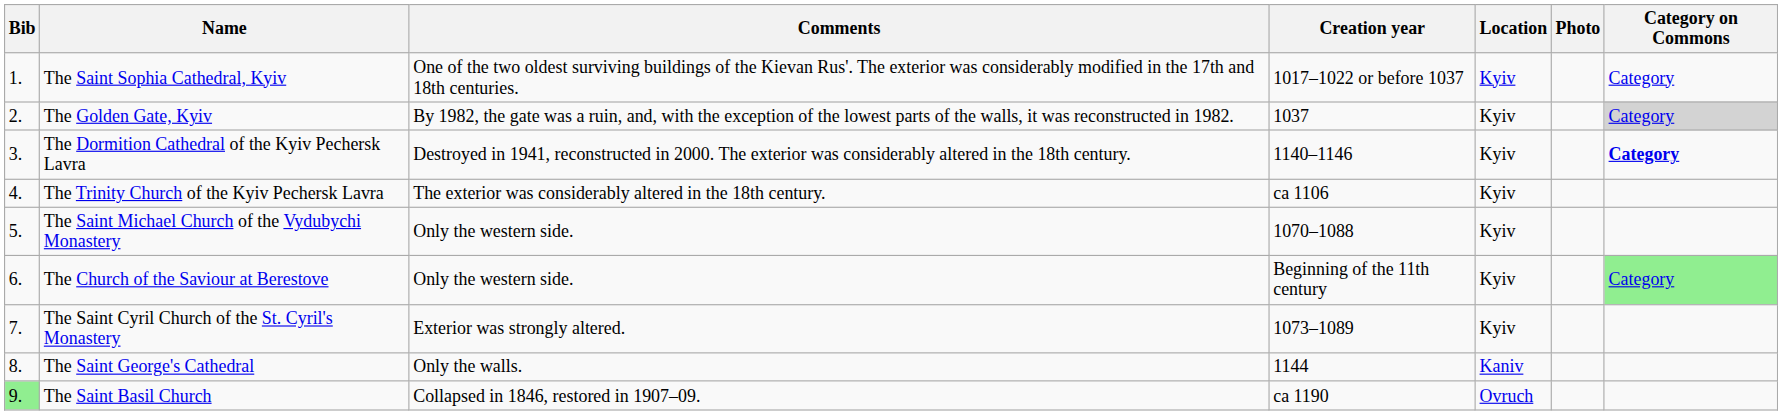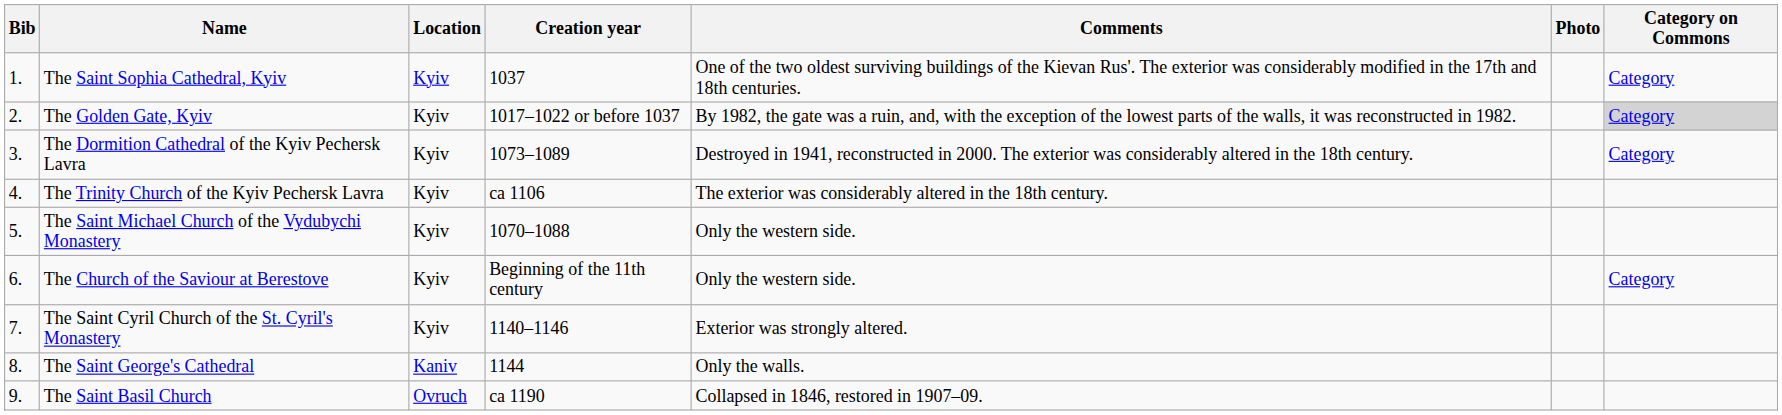columns swapped: (1513, 28) <-> (839, 28)
(1368, 77) 1017–1022 or before 1037 -> (507, 77) 1037
(1291, 115) 1037 -> (584, 115) 1017–1022 or before 1037
(1313, 154) 1140–1146 -> (529, 154) 1073–1089
(1644, 154) bold -> (1641, 154) normal
(1641, 279) lightgreen background -> (1641, 279) no background
(1314, 328) 1073–1089 -> (529, 328) 1140–1146
(15, 395) lightgreen background -> (15, 395) no background
